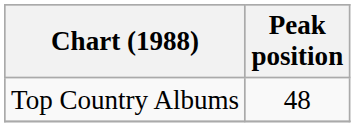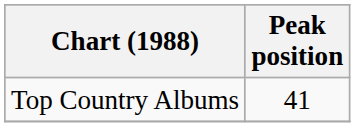(297, 99) 48 -> (297, 99) 41
